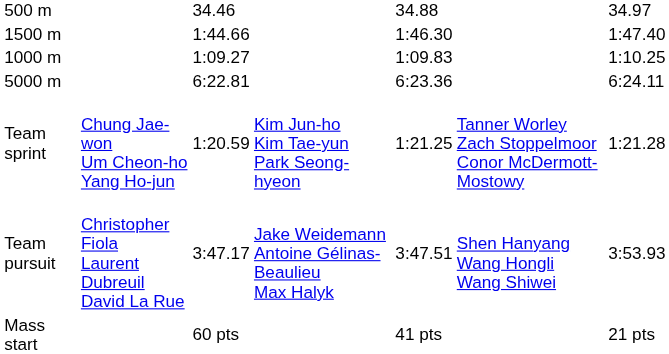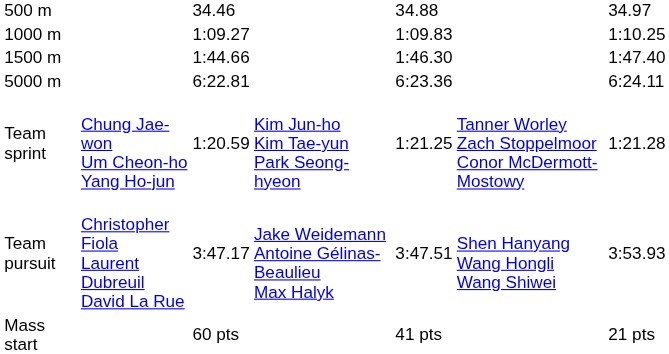rows swapped: (33, 57) <-> (33, 34)
